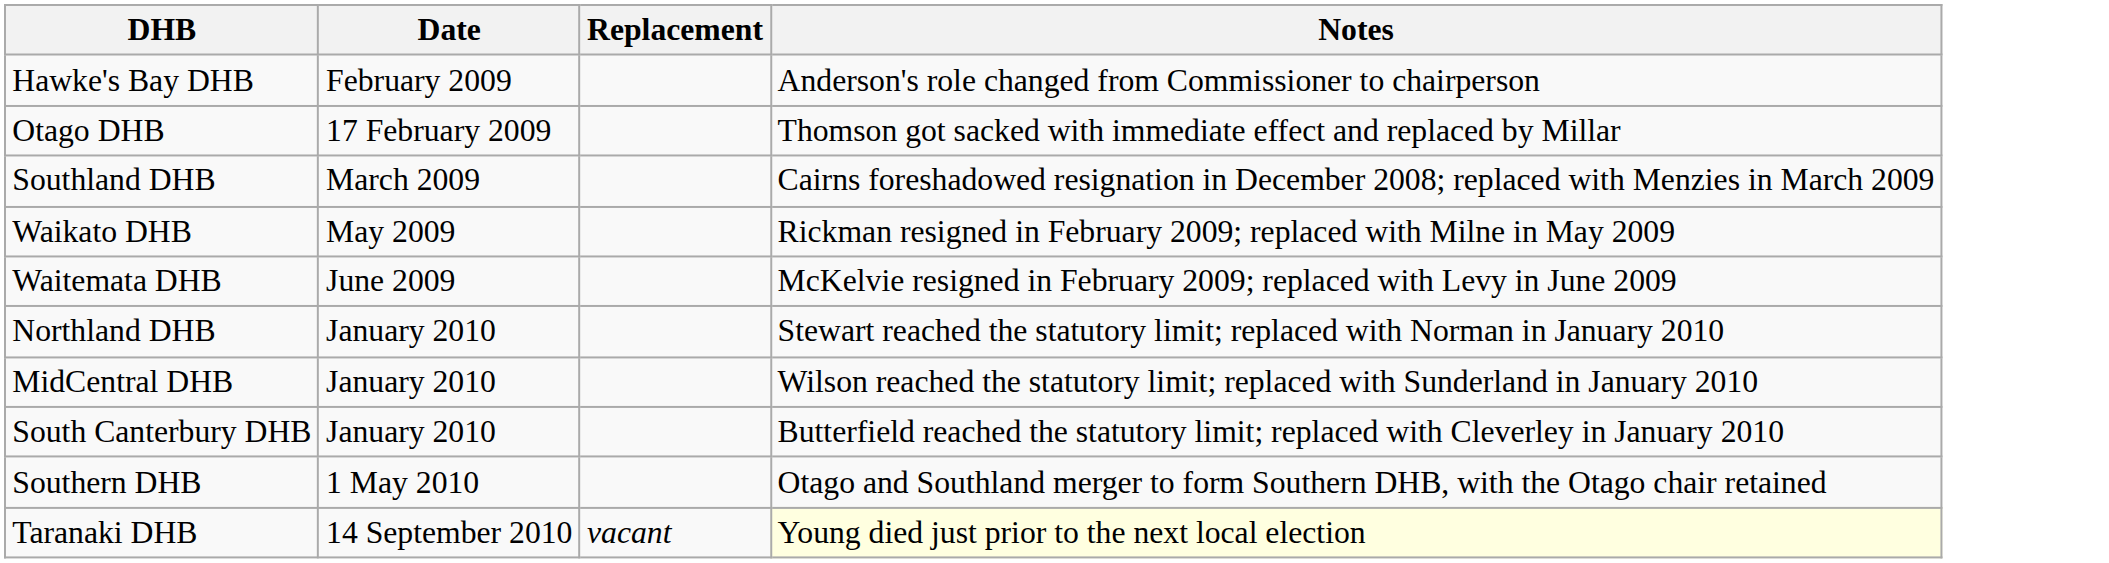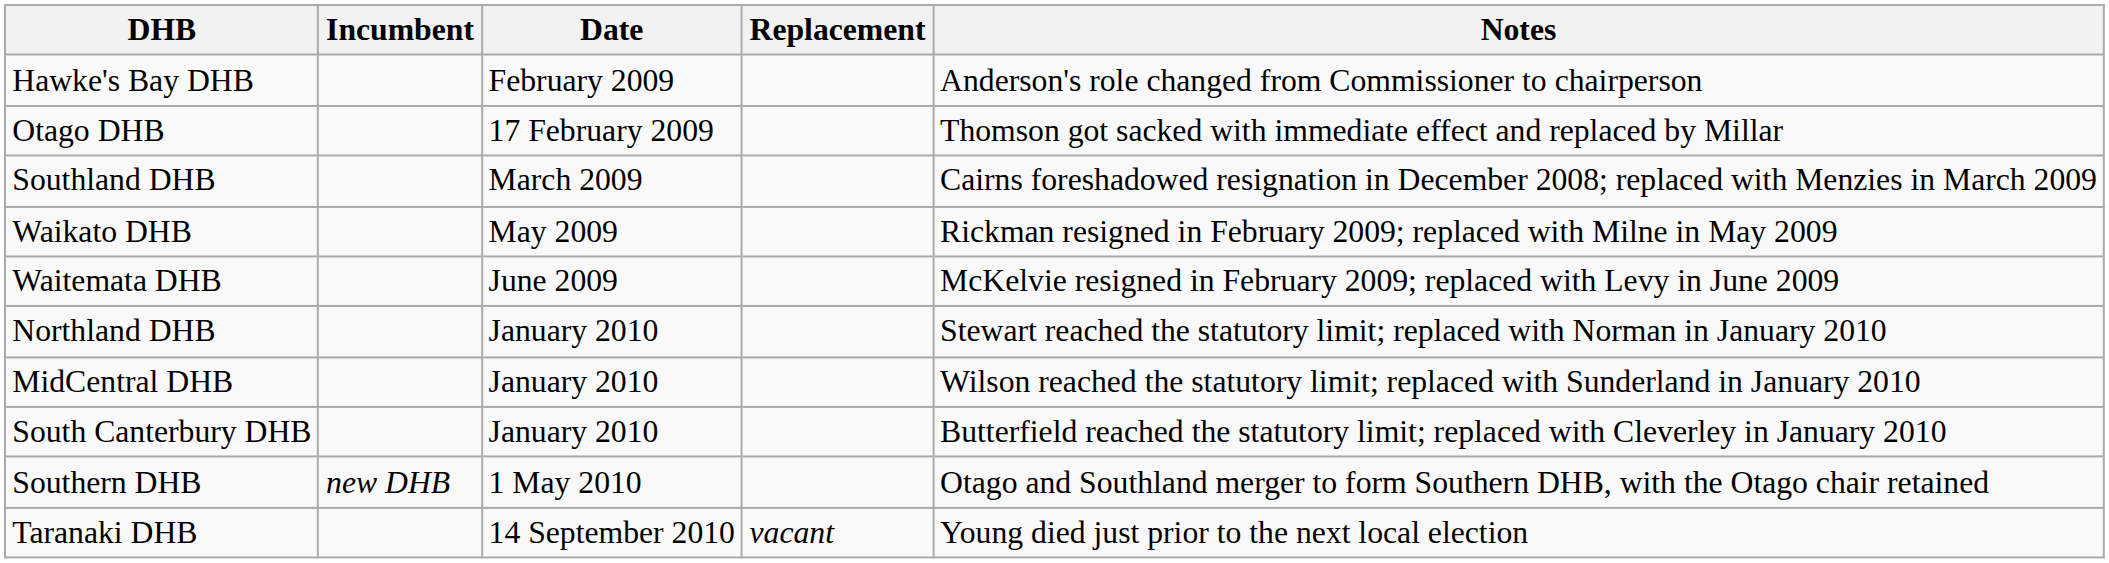+ column: (400, 29)
(1072, 532) lightyellow background -> (1234, 532) no background
